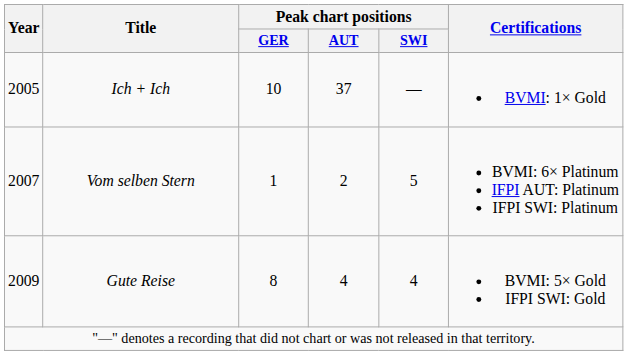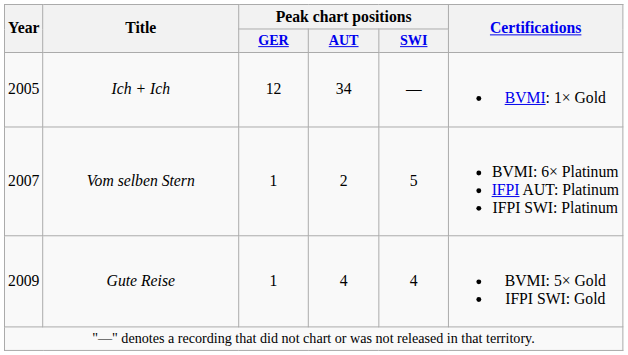(274, 89) 10 -> (274, 89) 12
(344, 89) 37 -> (344, 89) 34
(274, 281) 8 -> (274, 281) 1
